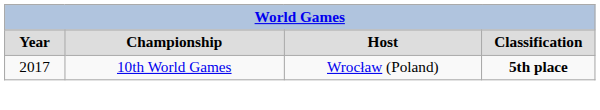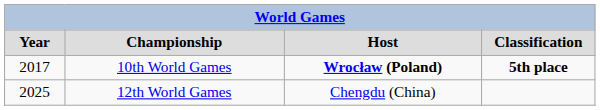(383, 67) normal -> (383, 67) bold
+ row: (174, 93)
